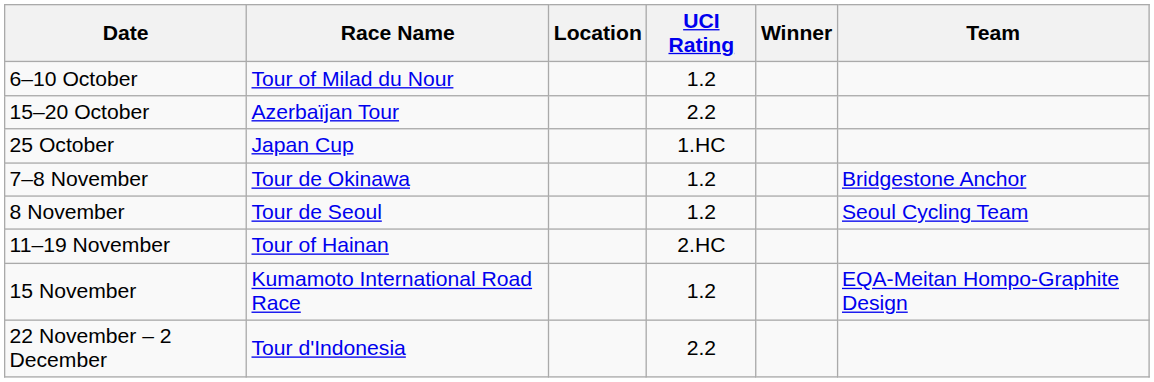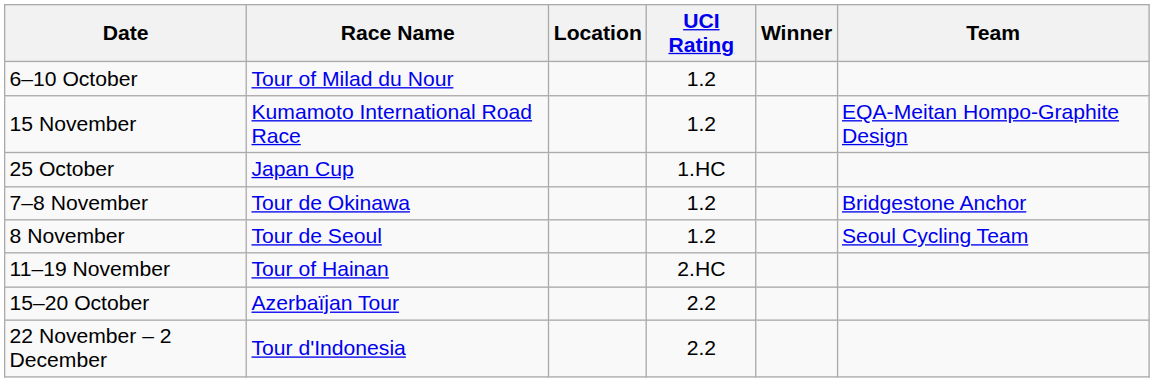rows swapped: (79, 111) <-> (73, 291)
